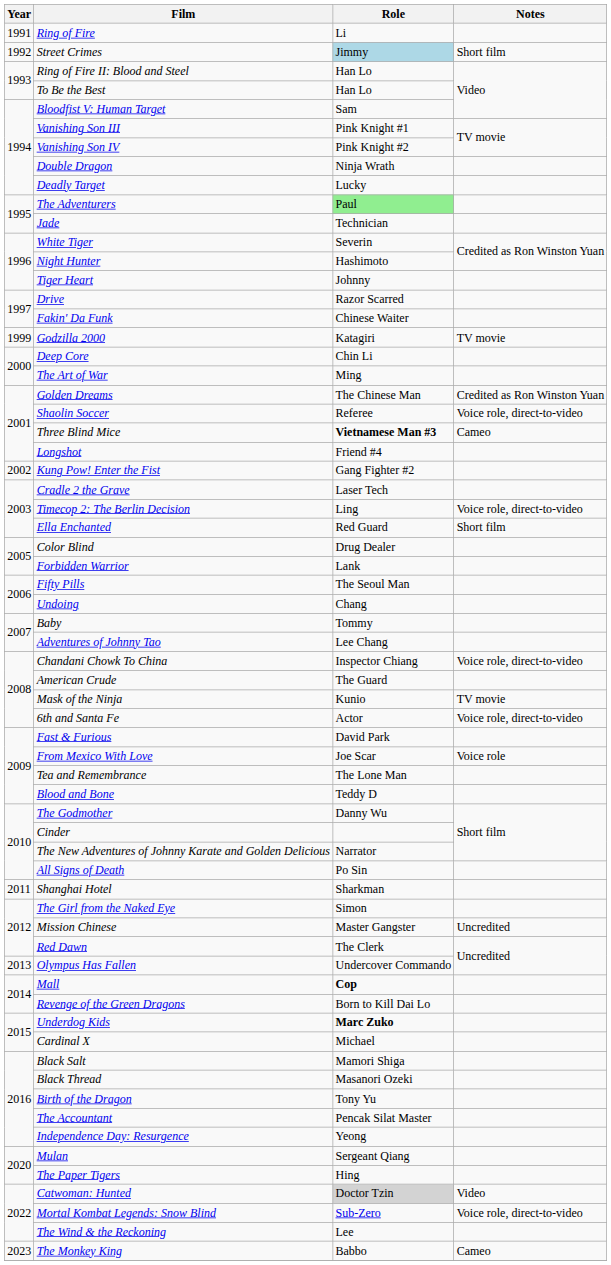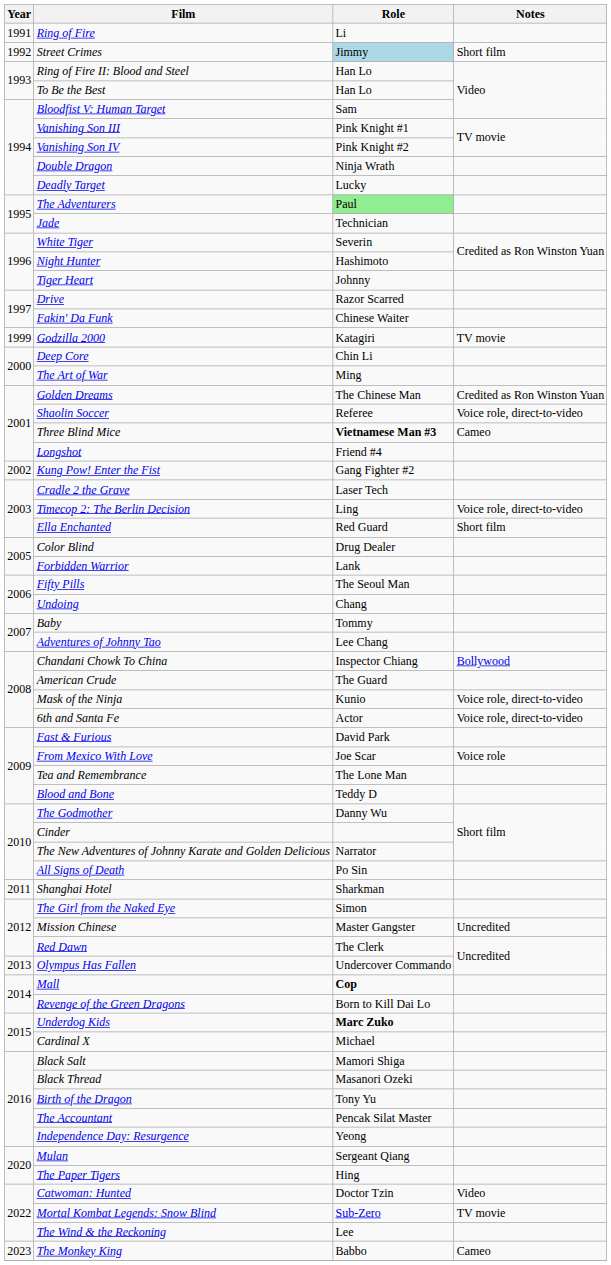(520, 661) Voice role, direct-to-video -> (483, 661) Bollywood
(481, 699) TV movie -> (520, 699) Voice role, direct-to-video
(365, 1193) lightgrey background -> (365, 1193) no background
(520, 1212) Voice role, direct-to-video -> (481, 1212) TV movie
